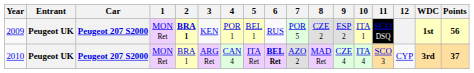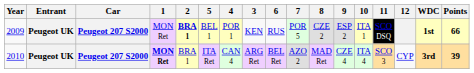columns swapped: (209, 11) <-> (254, 11)
(455, 31) 56 -> (455, 31) 66
(163, 55) normal -> (163, 56) bold
(275, 56) bold -> (276, 55) normal
(455, 56) 37 -> (455, 56) 39
